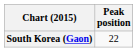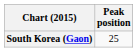(114, 39) 22 -> (114, 39) 25
